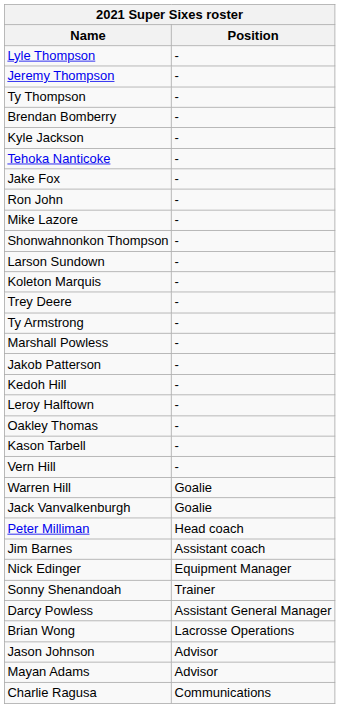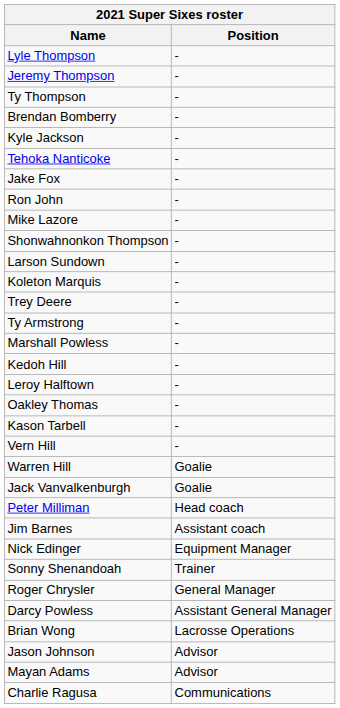- row: (54, 364)
+ row: (51, 590)
